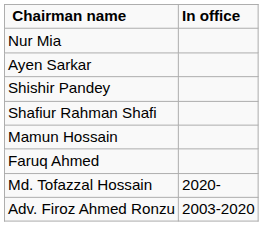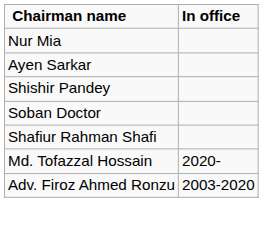+ row: (54, 112)
- row: (63, 137)
- row: (54, 161)
